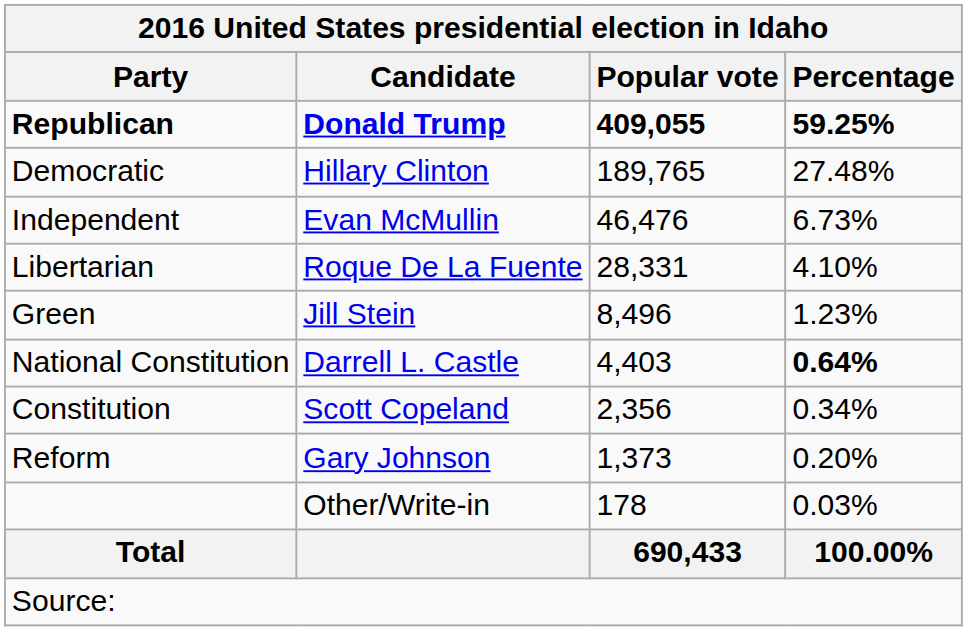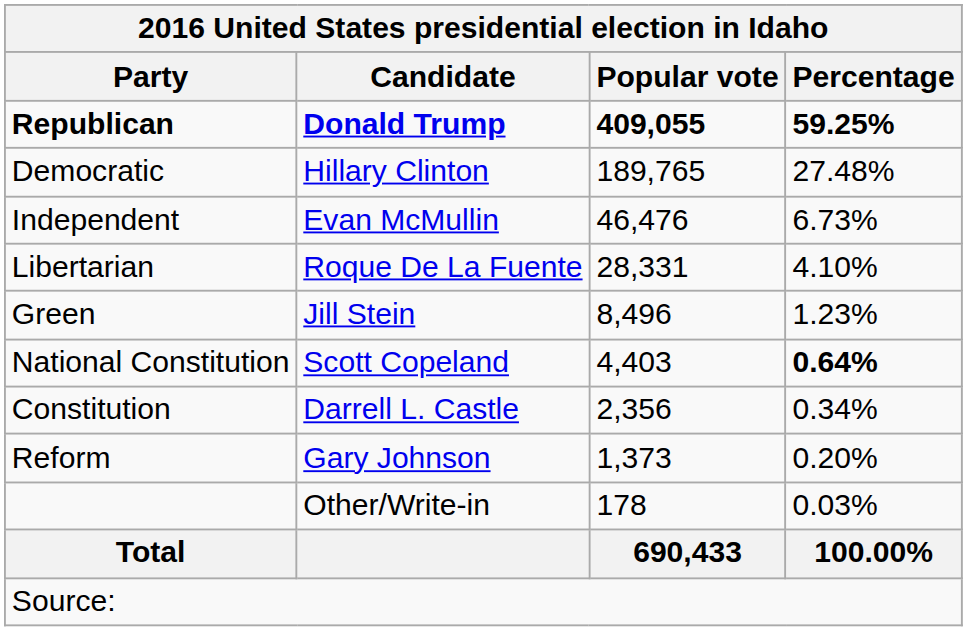(411, 362) Darrell L. Castle -> (406, 362) Scott Copeland
(406, 409) Scott Copeland -> (411, 409) Darrell L. Castle
